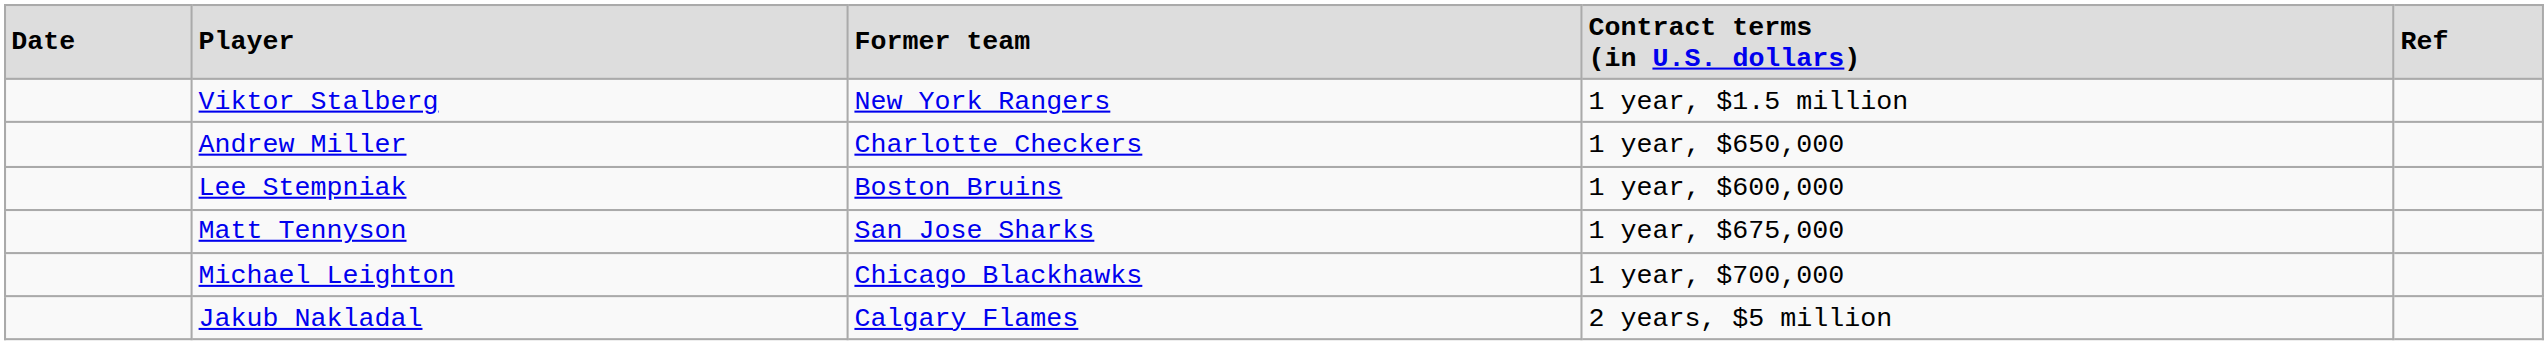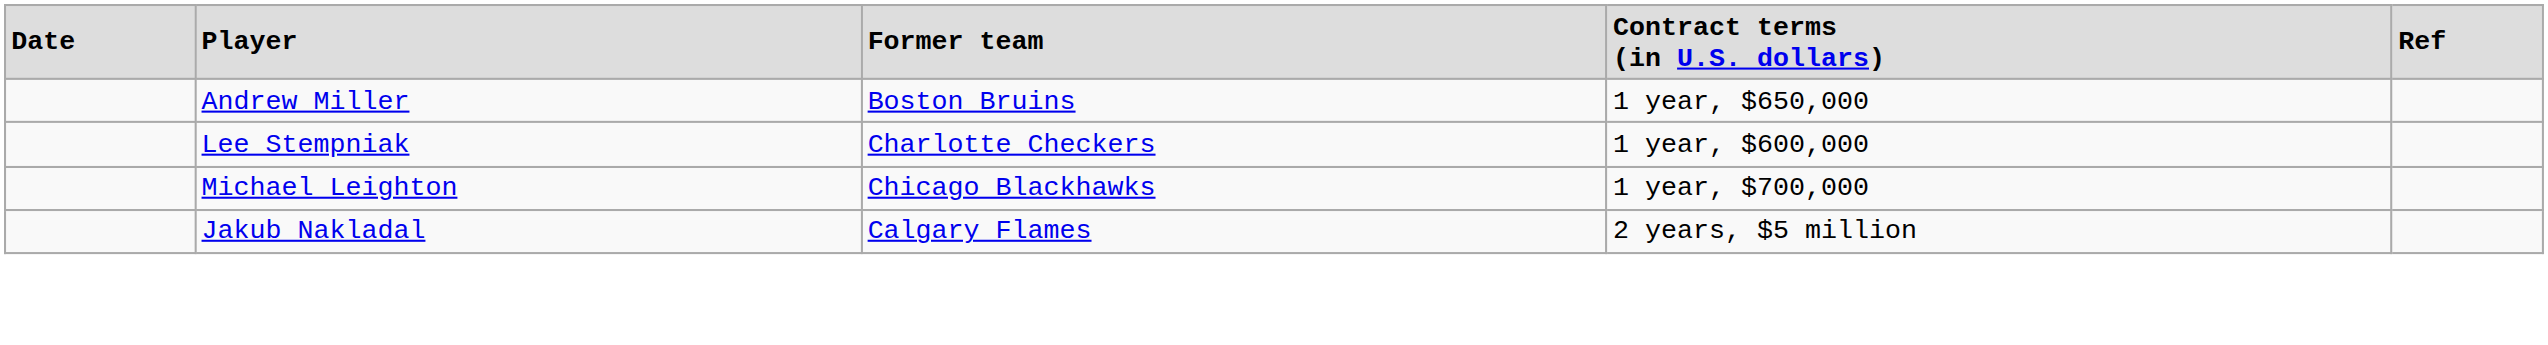- row: (319, 101)
(998, 144) Charlotte Checkers -> (972, 101) Boston Bruins
(958, 188) Boston Bruins -> (1012, 144) Charlotte Checkers
- row: (303, 231)
